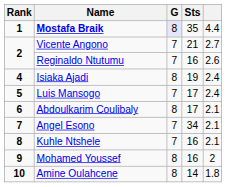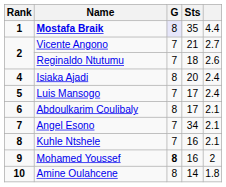(193, 61) 16 -> (193, 61) 18
(193, 77) 19 -> (193, 77) 20
(174, 158) normal -> (174, 158) bold
